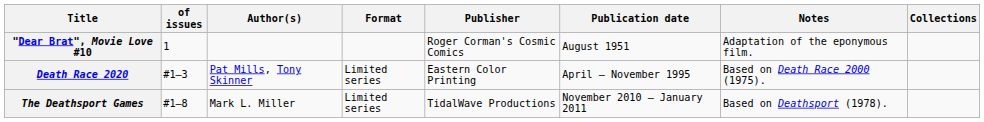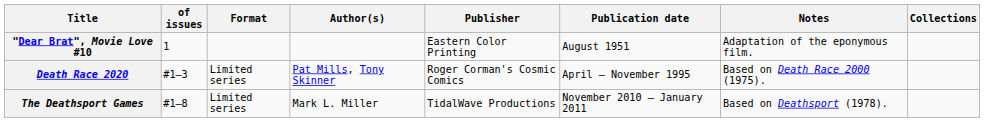columns swapped: (384, 19) <-> (275, 19)
(491, 47) Roger Corman's Cosmic Comics -> (467, 47) Eastern Color Printing
(467, 75) Eastern Color Printing -> (491, 75) Roger Corman's Cosmic Comics
